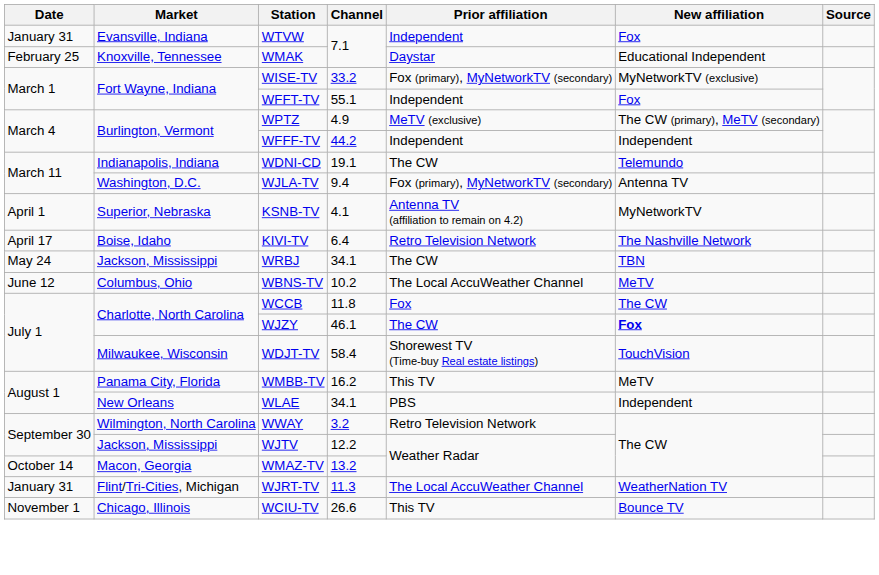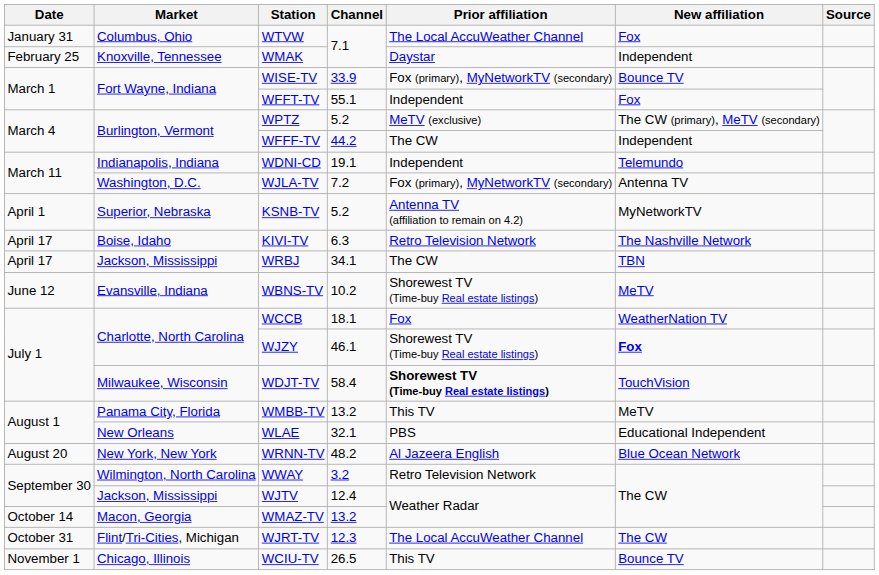(152, 36) Evansville, Indiana -> (145, 36) Columbus, Ohio
(426, 36) Independent -> (486, 36) The Local AccuWeather Channel
(692, 57) Educational Independent -> (655, 57) Independent
(344, 78) 33.2 -> (344, 78) 33.9
(688, 78) MyNetworkTV (exclusive) -> (651, 78) Bounce TV
(340, 120) 4.9 -> (340, 120) 5.2
(426, 141) Independent -> (414, 141) The CW
(414, 162) The CW -> (426, 162) Independent
(340, 183) 9.4 -> (340, 183) 7.2
(340, 212) 4.1 -> (340, 212) 5.2
(340, 240) 6.4 -> (340, 240) 6.3
(29, 261) May 24 -> (30, 261) April 17
(145, 282) Columbus, Ohio -> (152, 290) Evansville, Indiana
(486, 282) The Local AccuWeather Channel -> (464, 290) Shorewest TV (Time-buy Real estate listings)
(343, 303) 11.8 -> (344, 318) 18.1
(643, 303) The CW -> (673, 318) WeatherNation TV
(414, 324) The CW -> (464, 347) Shorewest TV (Time-buy Real estate listings)
(464, 353) normal -> (469, 383) bold
(344, 381) 16.2 -> (344, 411) 13.2
(344, 402) 34.1 -> (344, 432) 32.1
(655, 402) Independent -> (692, 432) Educational Independent
+ row: (293, 453)
(344, 445) 12.2 -> (344, 496) 12.4
(40, 487) January 31 -> (40, 538) October 31
(343, 487) 11.3 -> (344, 538) 12.3
(673, 487) WeatherNation TV -> (643, 538) The CW
(344, 508) 26.6 -> (344, 559) 26.5
